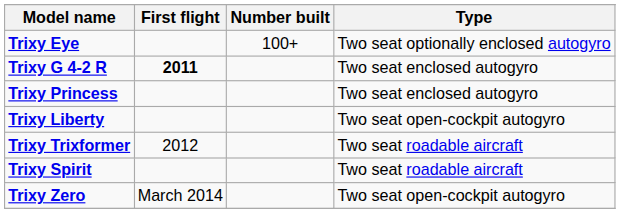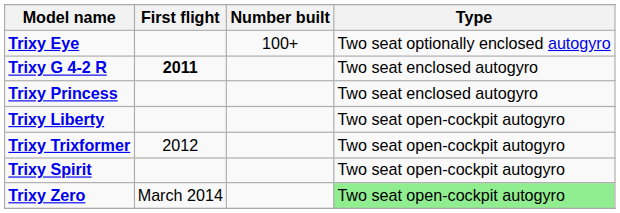(430, 145) Two seat roadable aircraft -> (451, 145) Two seat open-cockpit autogyro
(430, 171) Two seat roadable aircraft -> (451, 171) Two seat open-cockpit autogyro
(451, 196) no background -> (451, 196) lightgreen background
